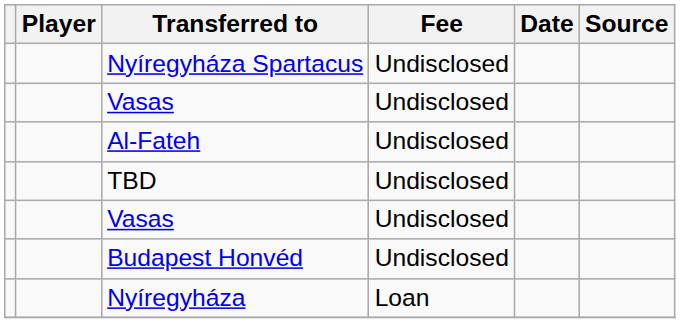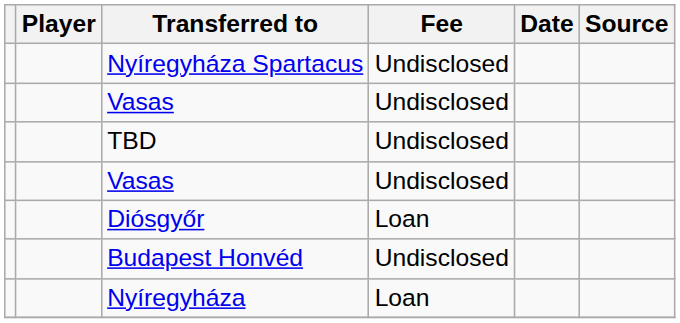- row: (154, 141)
+ row: (156, 219)
